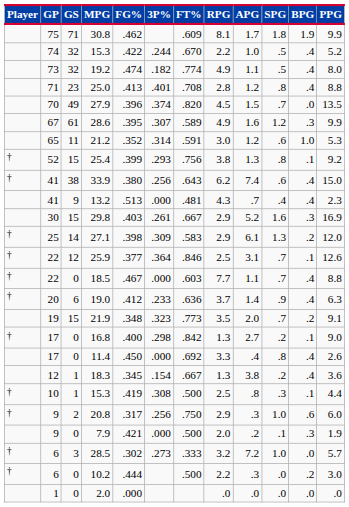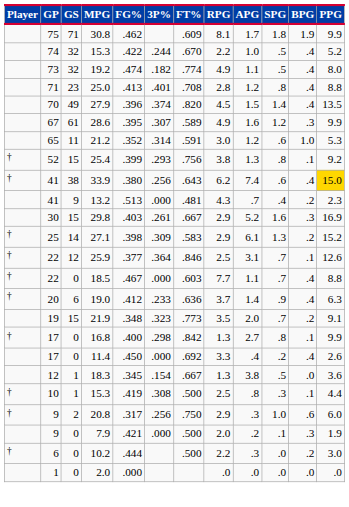(282, 104) .7 -> (279, 104) 1.4
(310, 104) .0 -> (310, 104) .4
(332, 180) no background -> (332, 180) gold background
(310, 199) .4 -> (310, 199) .2
(332, 236) 12.0 -> (332, 236) 15.2
(282, 337) .2 -> (282, 337) .8
(335, 337) 9.0 -> (335, 337) 9.9
(282, 357) .8 -> (282, 357) .2
(282, 374) .2 -> (282, 374) .5
(310, 374) .4 -> (310, 374) .0
- row: (56, 453)
